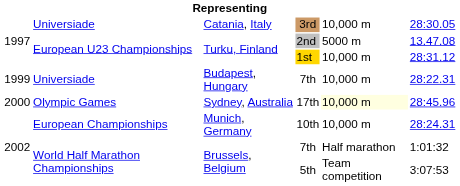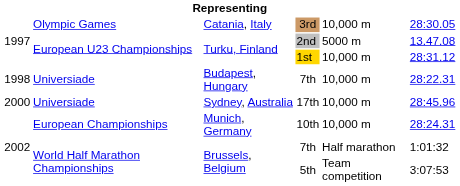(64, 24) Universiade -> (75, 24) Olympic Games
(17, 79) 1999 -> (17, 79) 1998
(75, 102) Olympic Games -> (64, 102) Universiade
(346, 102) lightyellow background -> (346, 102) no background
